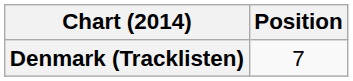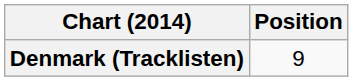(298, 57) 7 -> (298, 57) 9
